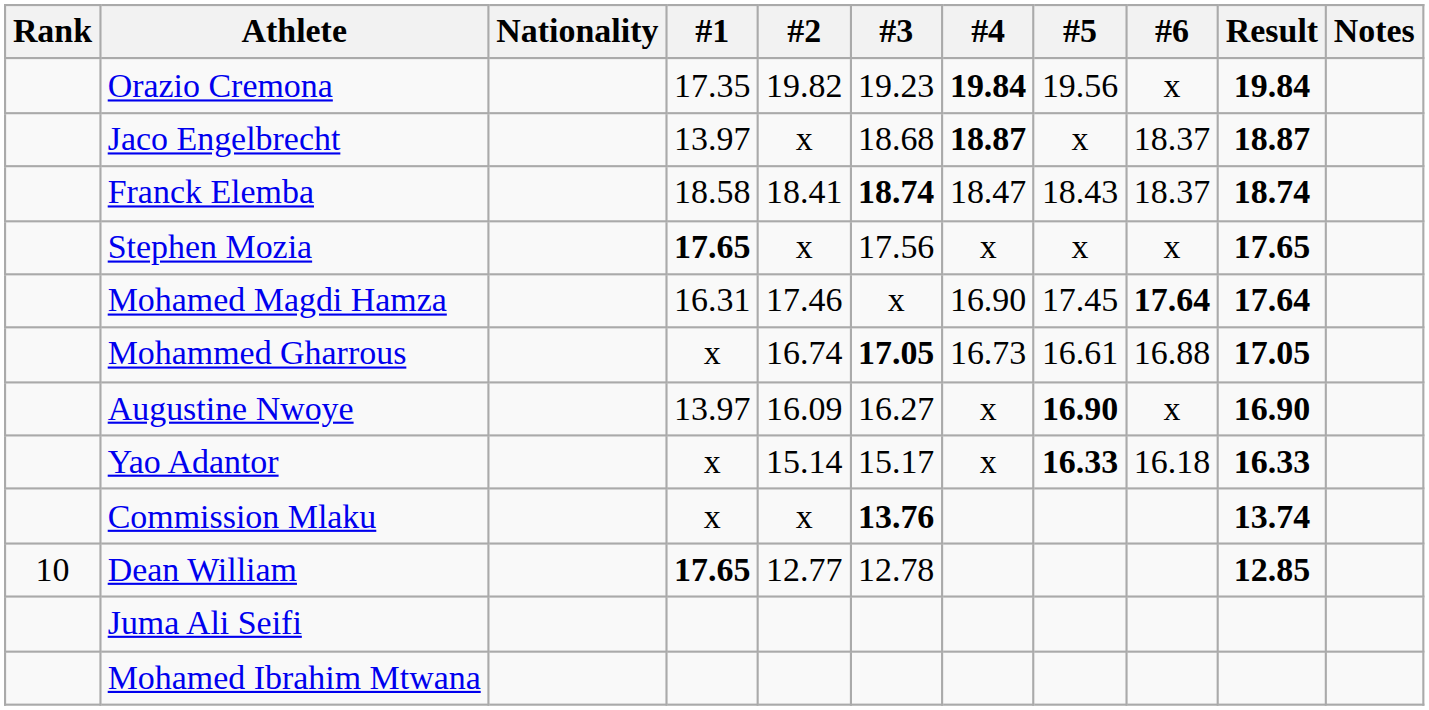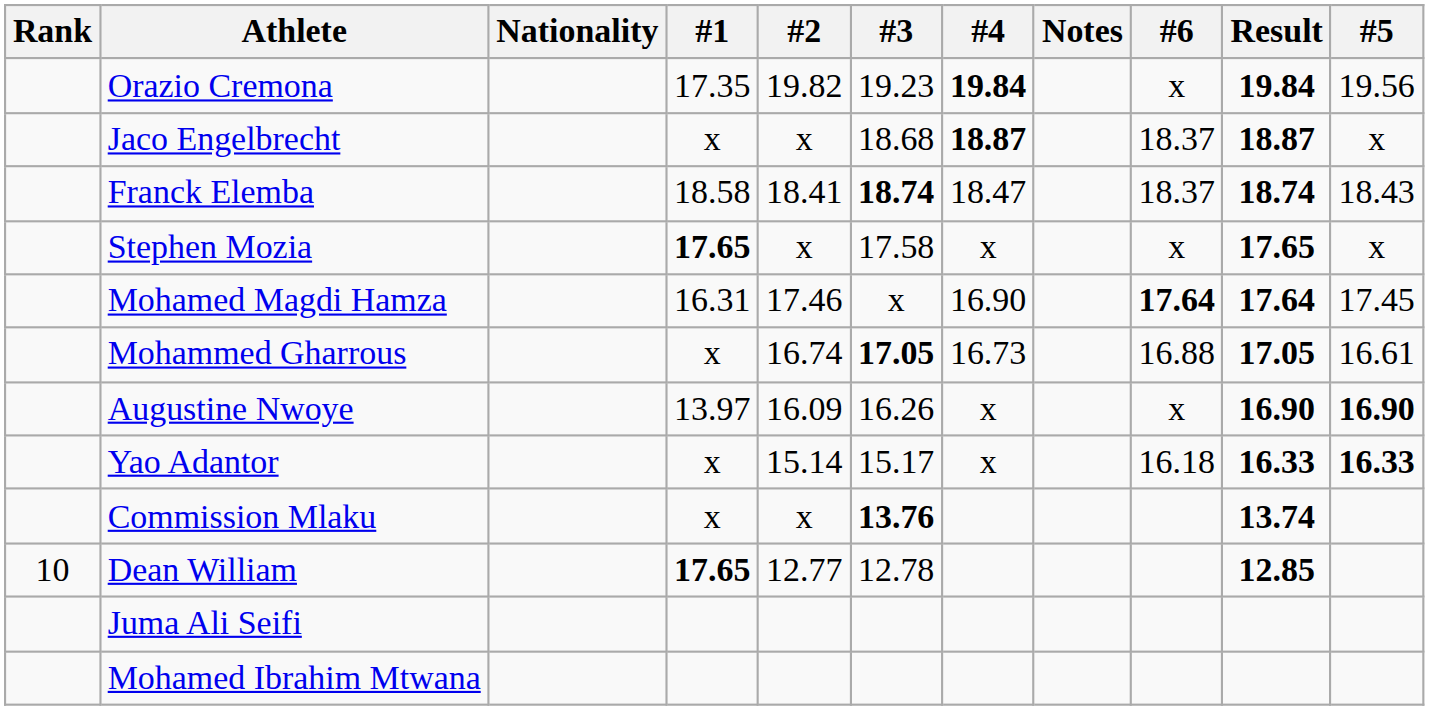columns swapped: (1080, 31) <-> (1374, 31)
(712, 138) 13.97 -> (712, 138) x
(896, 246) 17.56 -> (896, 246) 17.58
(896, 407) 16.27 -> (896, 407) 16.26
